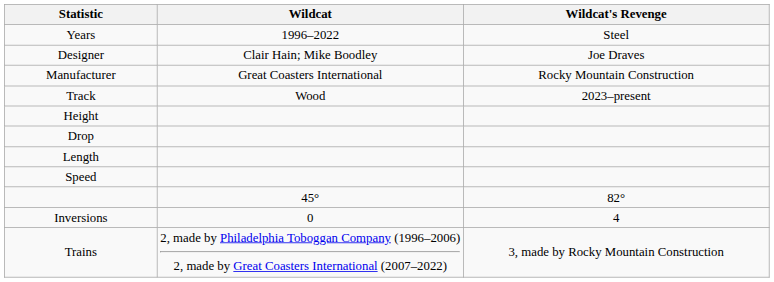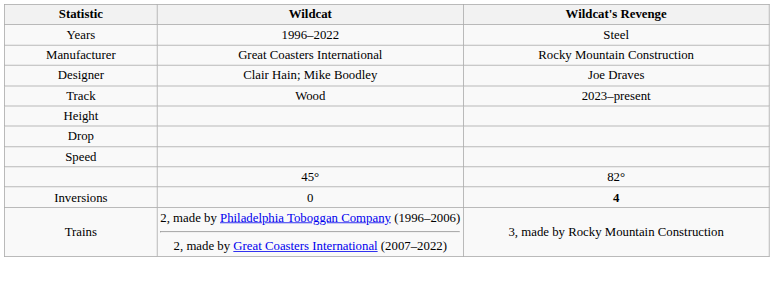rows swapped: (81, 75) <-> (81, 55)
- row: (81, 156)
(616, 217) normal -> (616, 197) bold
